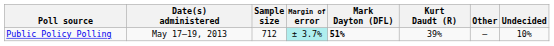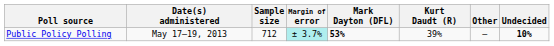(337, 34) 51% -> (337, 34) 53%
(524, 34) normal -> (524, 34) bold
